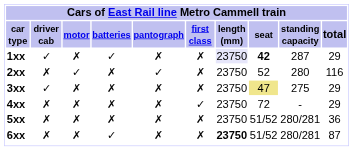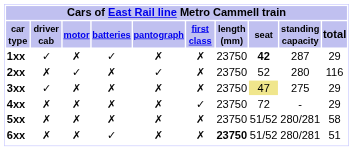(232, 56) lavender background -> (232, 56) no background
(335, 119) 36 -> (335, 119) 58
(335, 135) 87 -> (335, 135) 51
